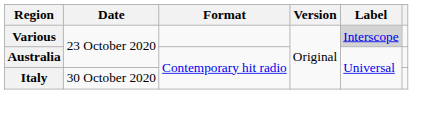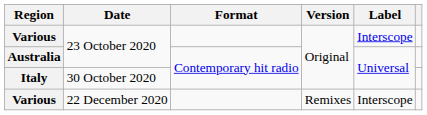(371, 36) lightgrey background -> (385, 36) no background
+ row: (34, 99)
